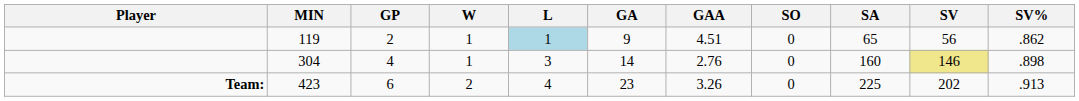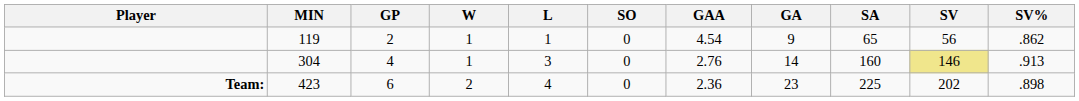columns swapped: (627, 15) <-> (791, 15)
(548, 38) lightblue background -> (548, 38) no background
(709, 38) 4.51 -> (709, 38) 4.54
(1032, 61) .898 -> (1032, 61) .913
(709, 84) 3.26 -> (709, 84) 2.36
(1032, 84) .913 -> (1032, 84) .898
